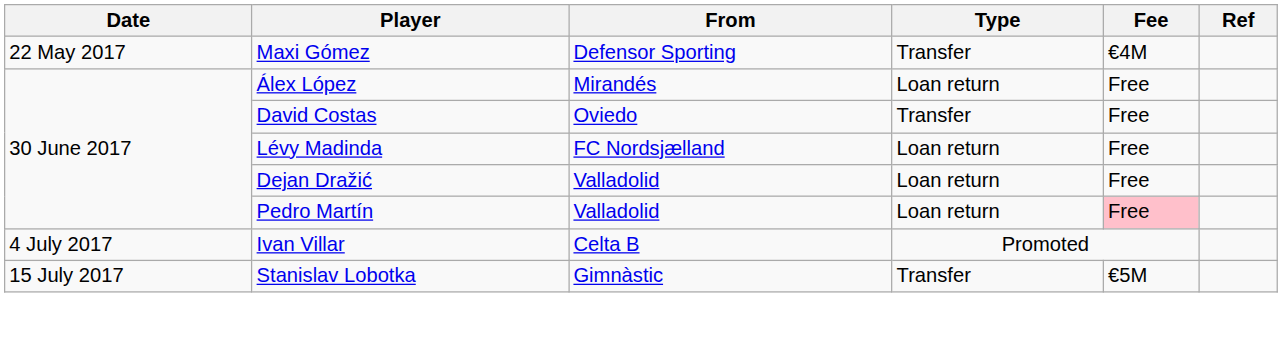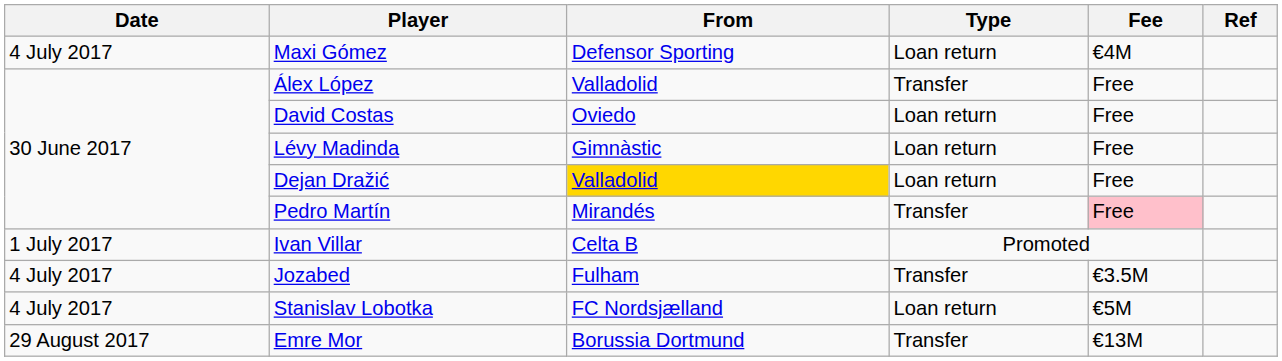(68, 52) 22 May 2017 -> (61, 52) 4 July 2017
(934, 52) Transfer -> (945, 52) Loan return
(615, 84) Mirandés -> (615, 84) Valladolid
(948, 84) Loan return -> (931, 84) Transfer
(934, 116) Transfer -> (945, 116) Loan return
(649, 148) FC Nordsjælland -> (617, 148) Gimnàstic
(616, 180) no background -> (615, 180) gold background
(616, 212) Valladolid -> (613, 212) Mirandés
(948, 212) Loan return -> (931, 212) Transfer
(61, 244) 4 July 2017 -> (61, 244) 1 July 2017
+ row: (312, 276)
(66, 276) 15 July 2017 -> (61, 308) 4 July 2017
(618, 276) Gimnàstic -> (647, 308) FC Nordsjælland
(934, 276) Transfer -> (945, 308) Loan return
+ row: (318, 340)
